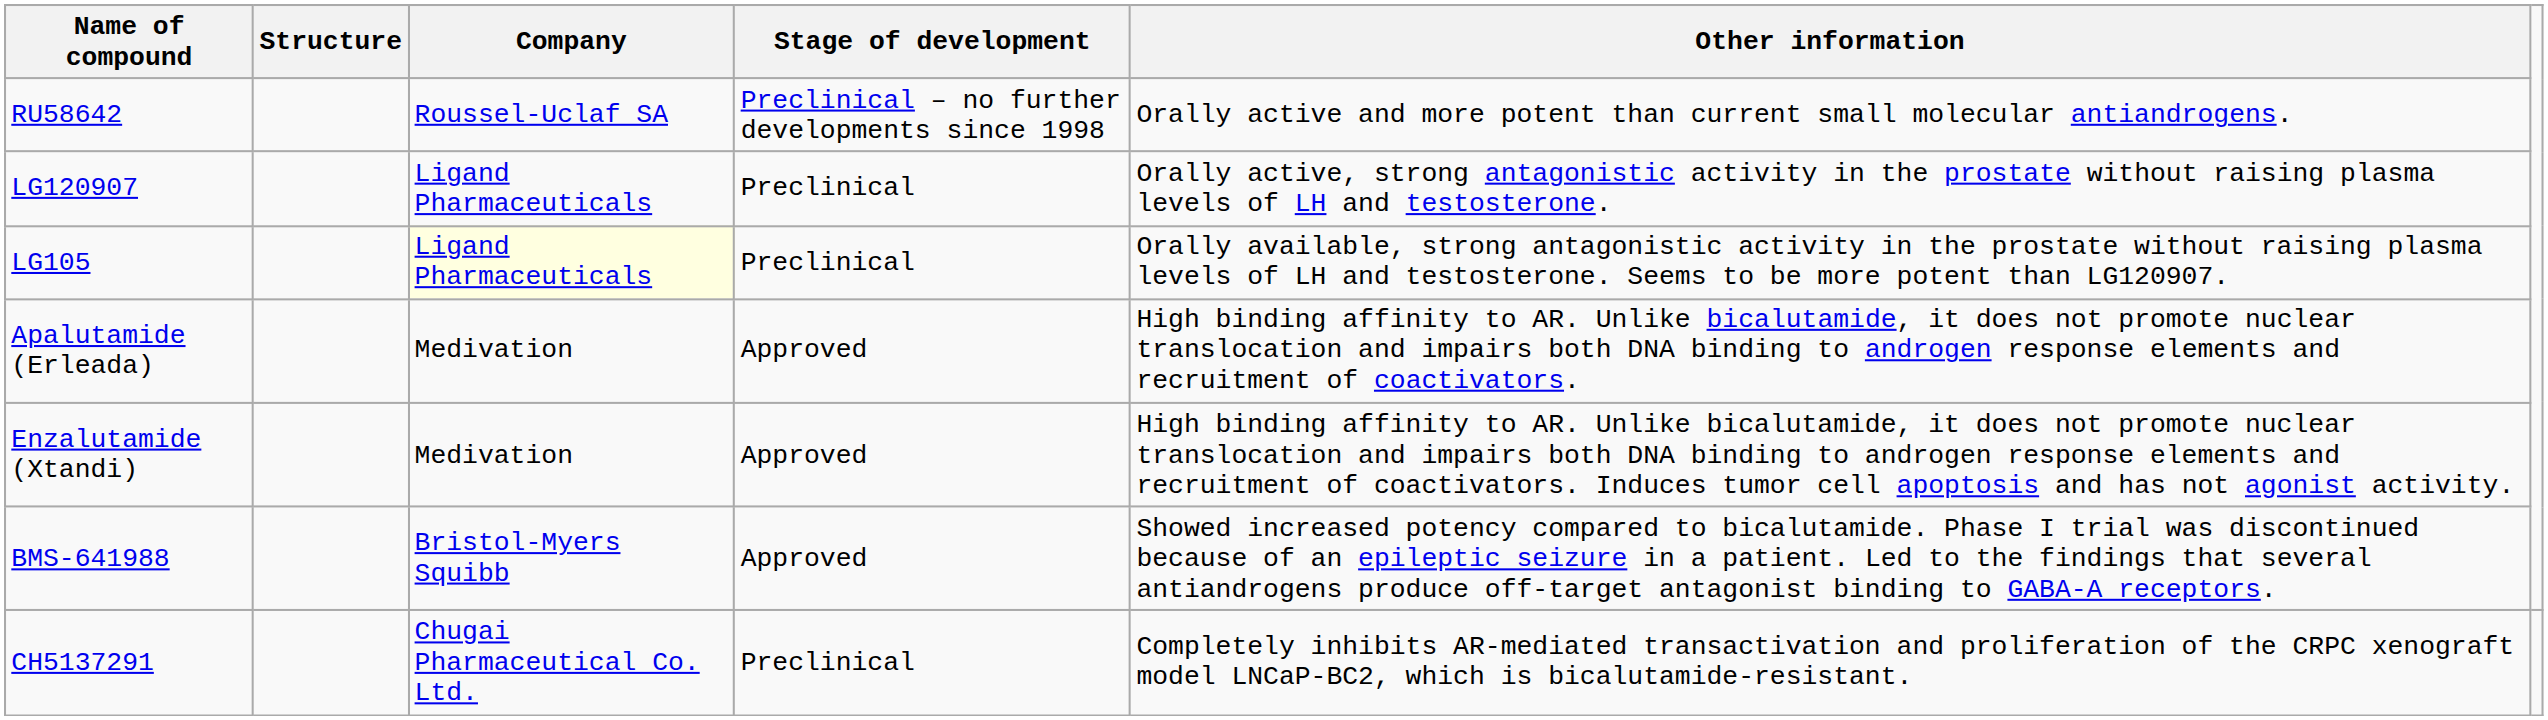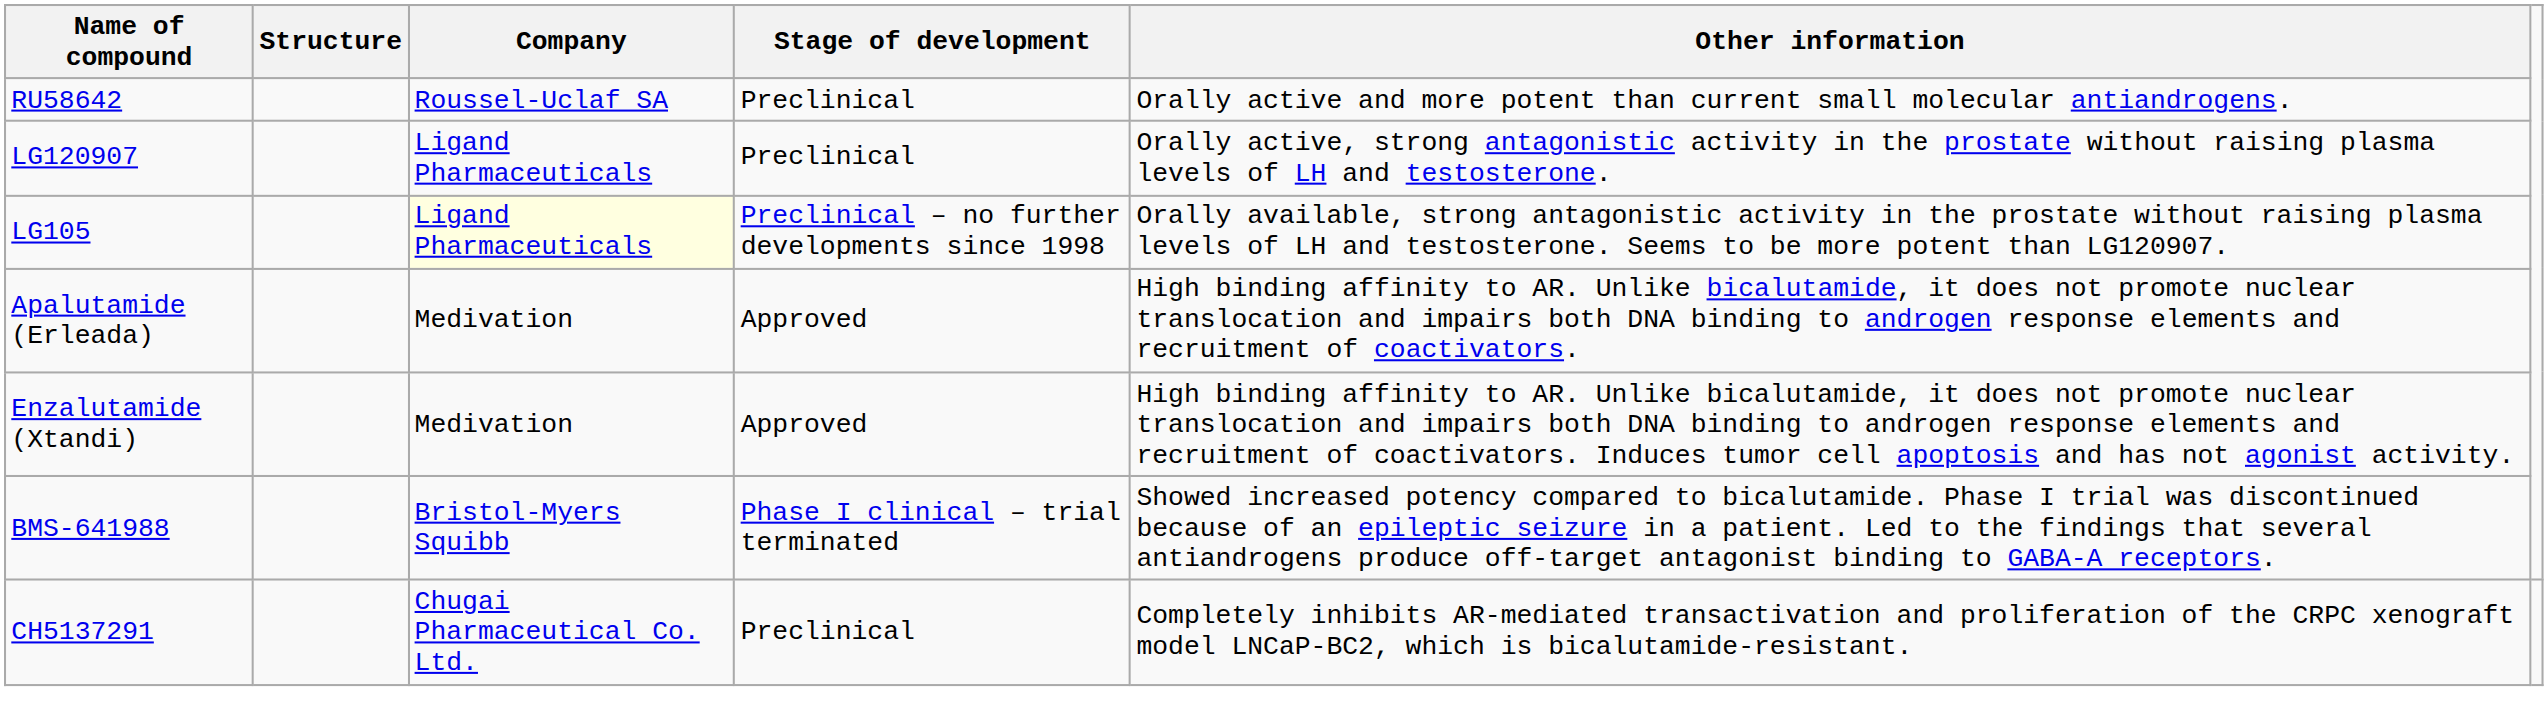(931, 115) Preclinical – no further developments since 1998 -> (828, 100) Preclinical
(828, 262) Preclinical -> (931, 232) Preclinical – no further developments since 1998
(804, 559) Approved -> (931, 528) Phase I clinical – trial terminated
